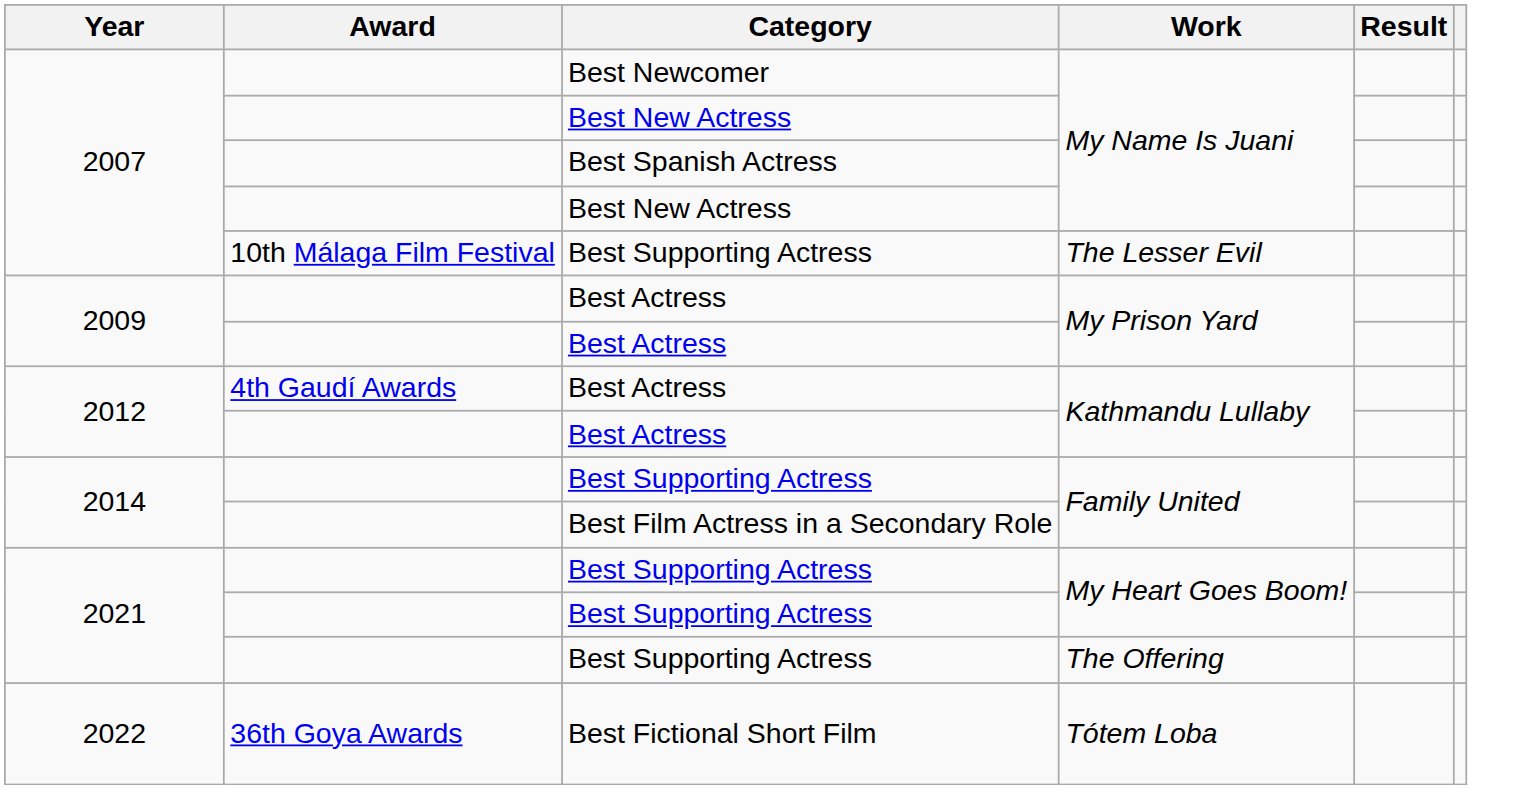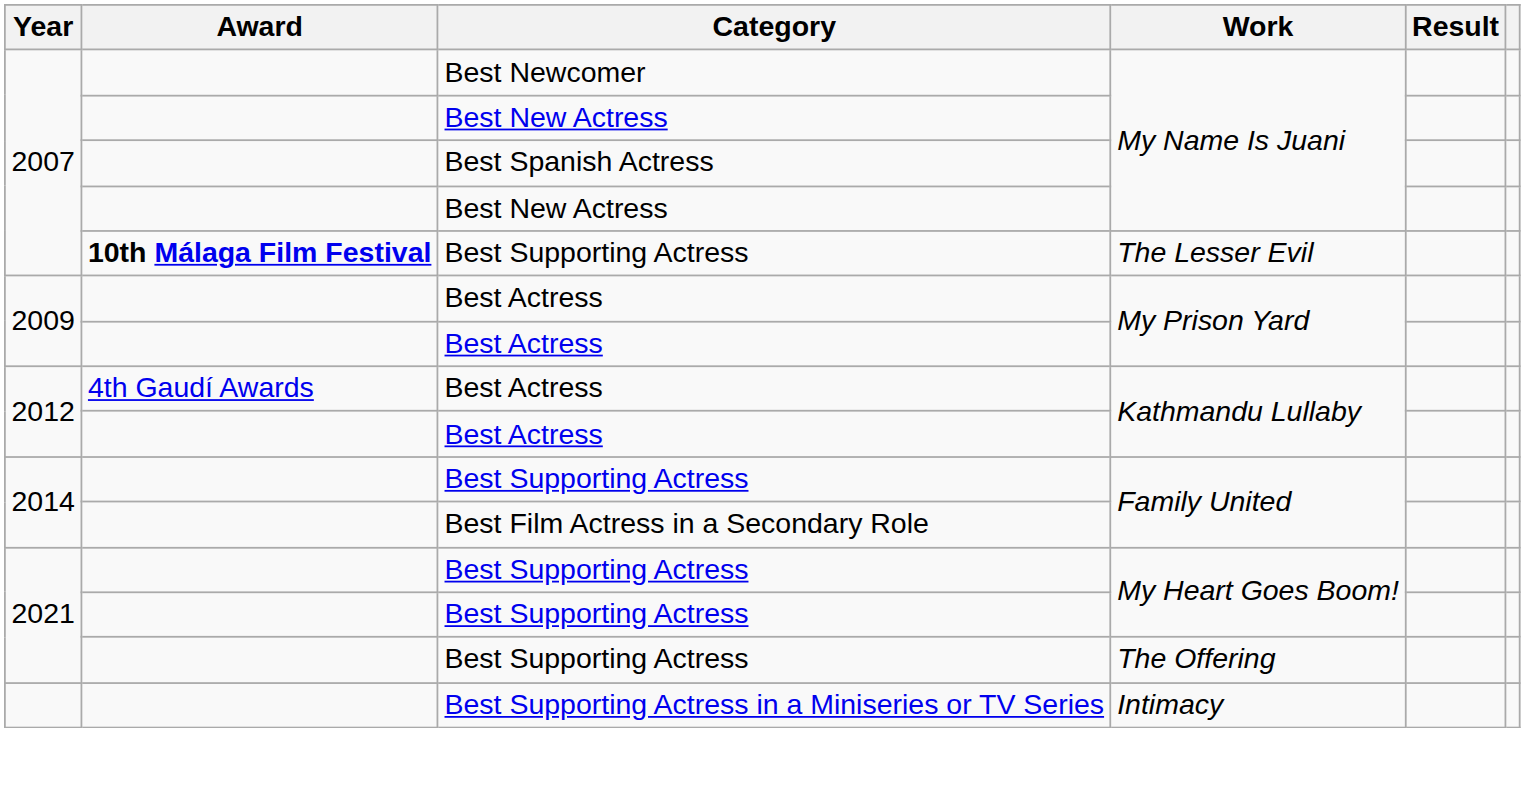(393, 252) normal -> (260, 252) bold
- row: (722, 733)
+ row: (774, 704)
